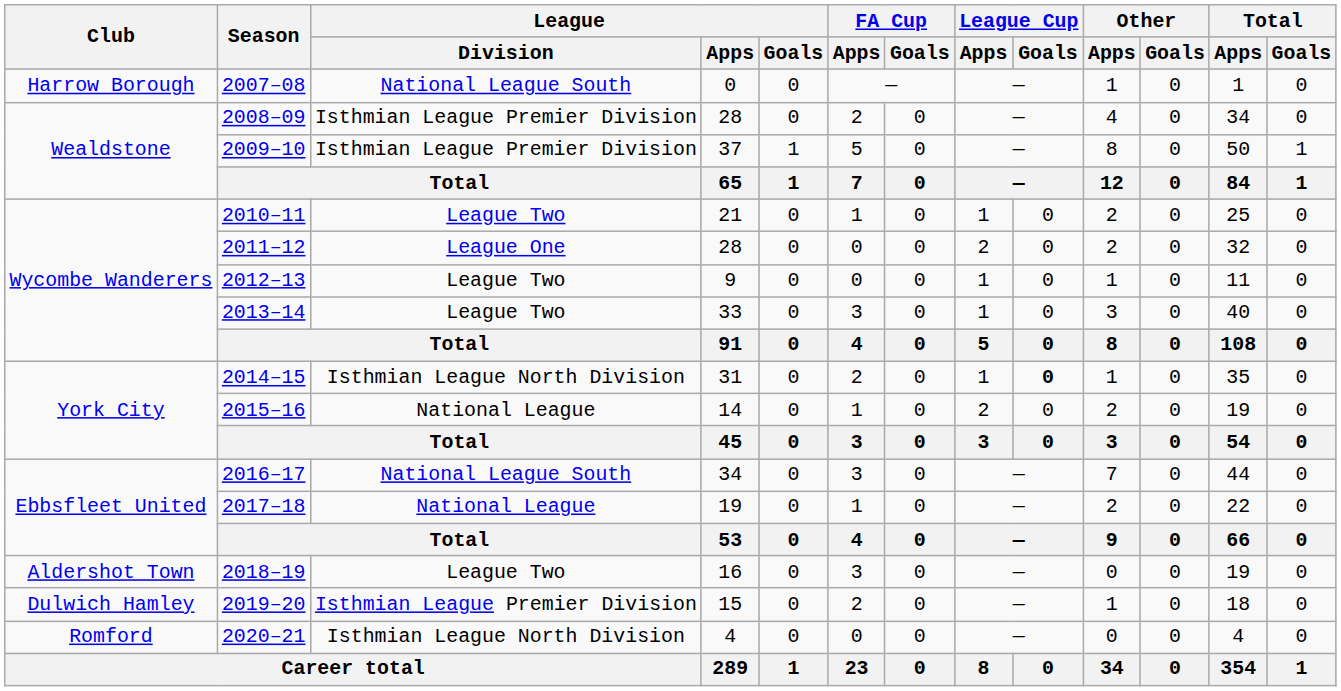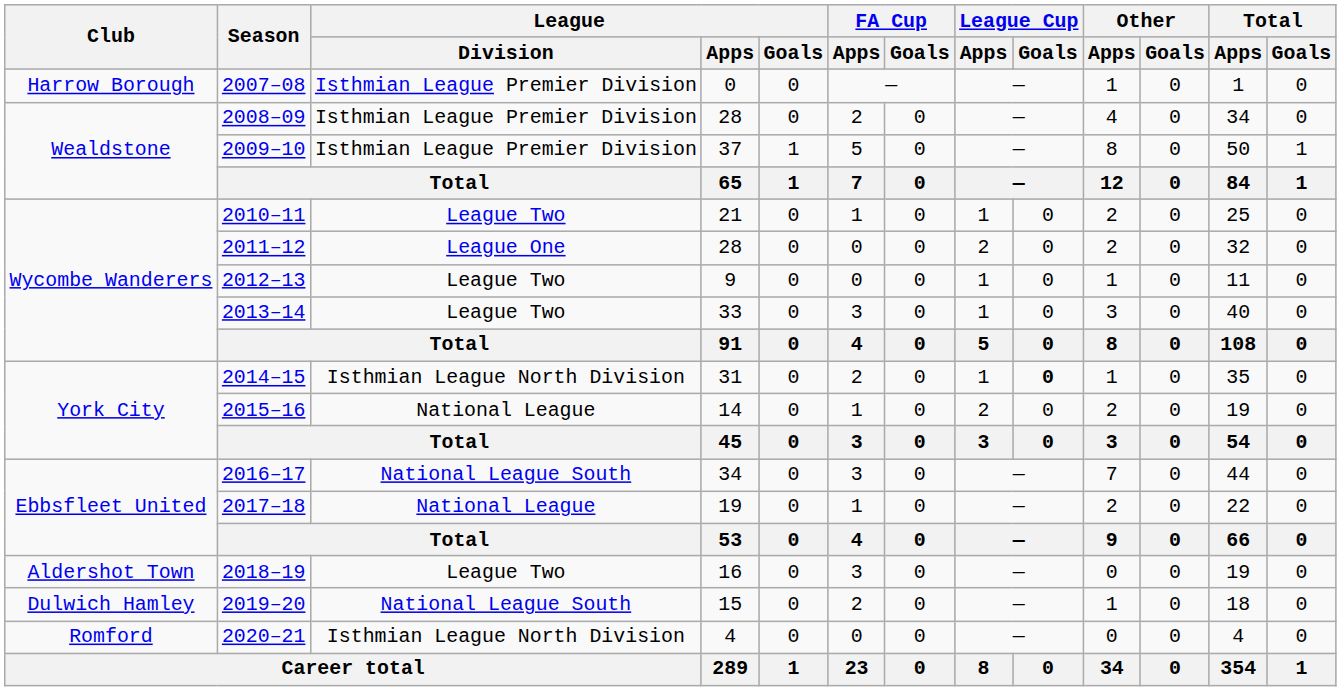(506, 86) National League South -> (506, 86) Isthmian League Premier Division
(506, 604) Isthmian League Premier Division -> (506, 604) National League South
